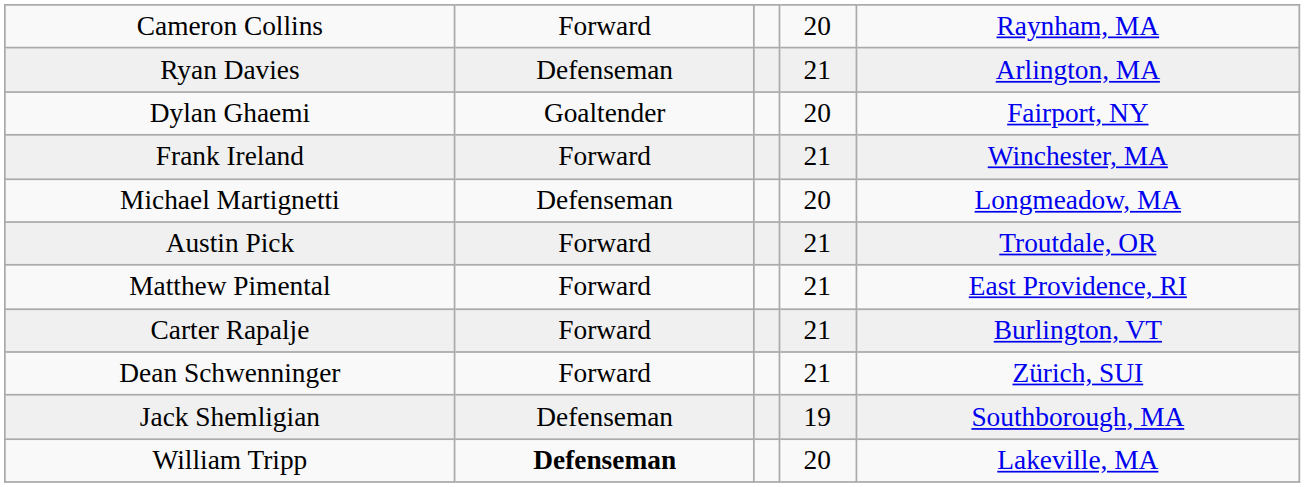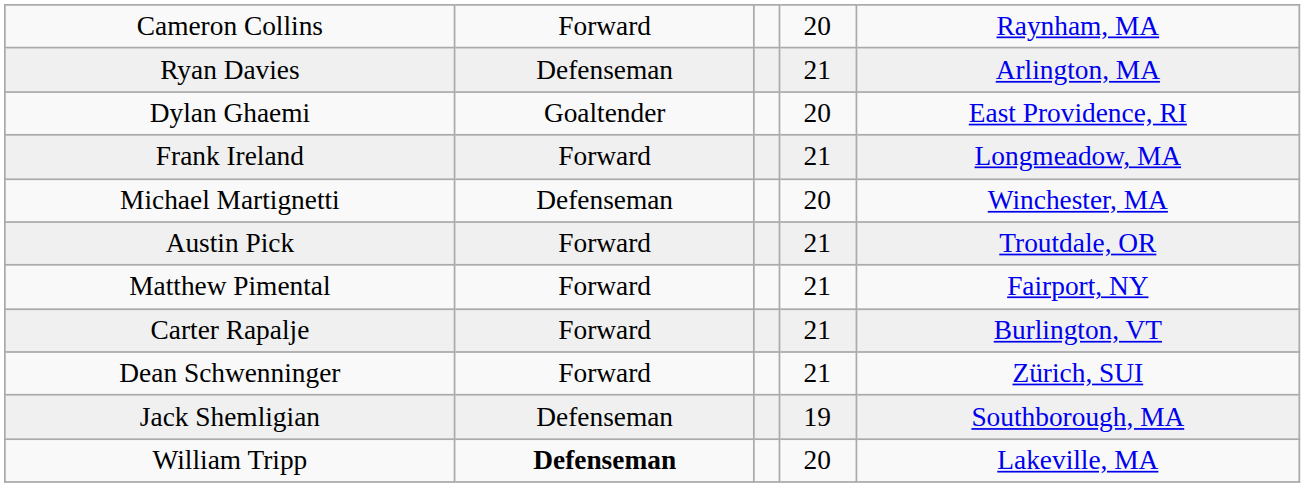(1078, 112) Fairport, NY -> (1078, 112) East Providence, RI
(1078, 156) Winchester, MA -> (1078, 156) Longmeadow, MA
(1078, 199) Longmeadow, MA -> (1078, 199) Winchester, MA
(1078, 286) East Providence, RI -> (1078, 286) Fairport, NY
